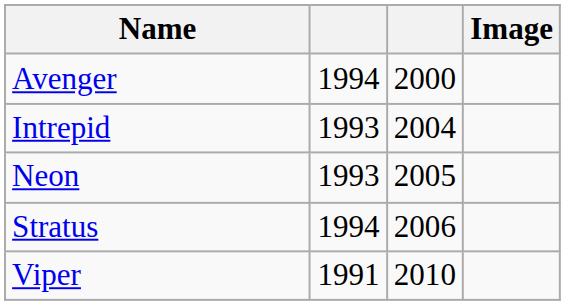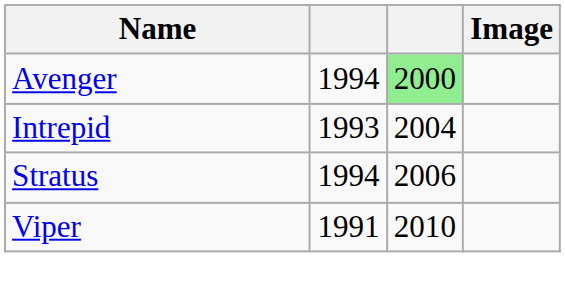(425, 78) no background -> (425, 78) lightgreen background
- row: (46, 176)
